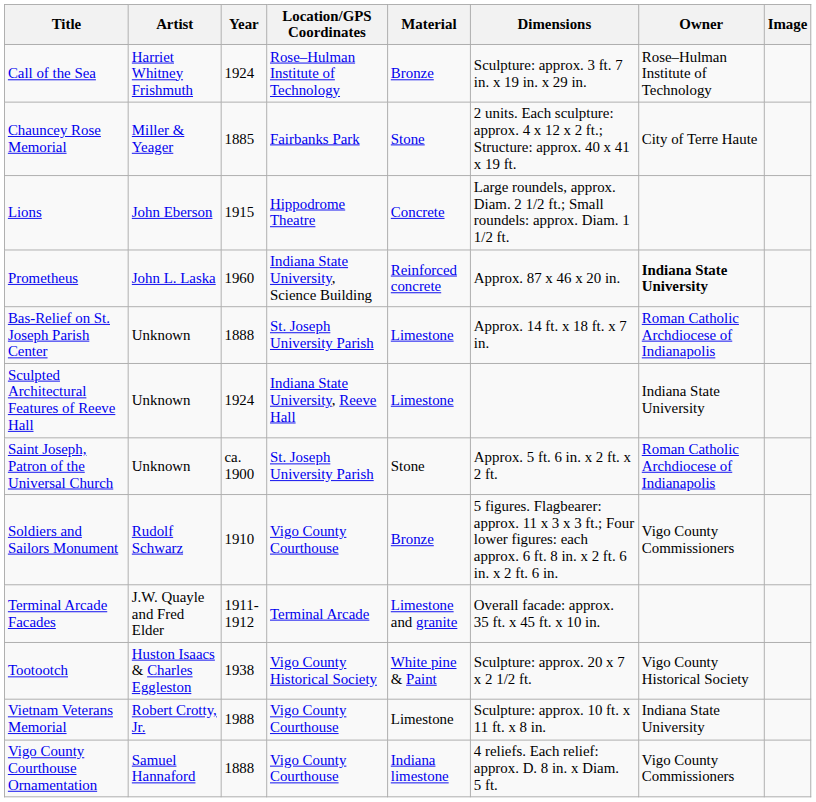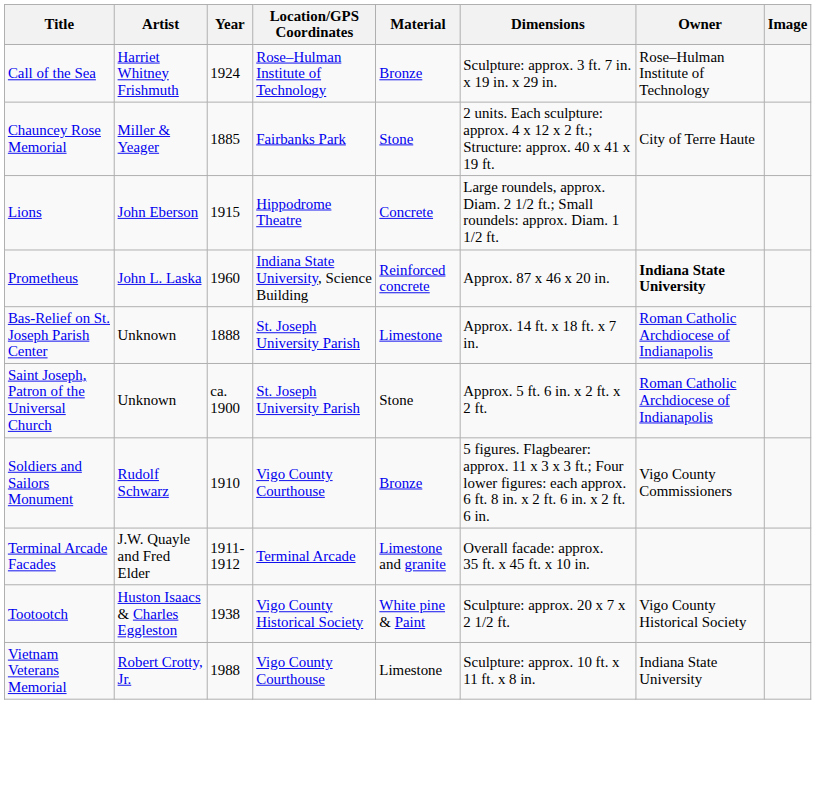- row: (62, 400)
- row: (53, 768)
